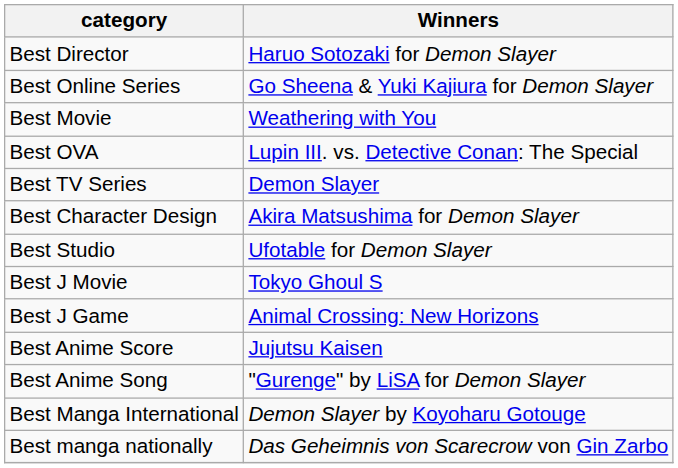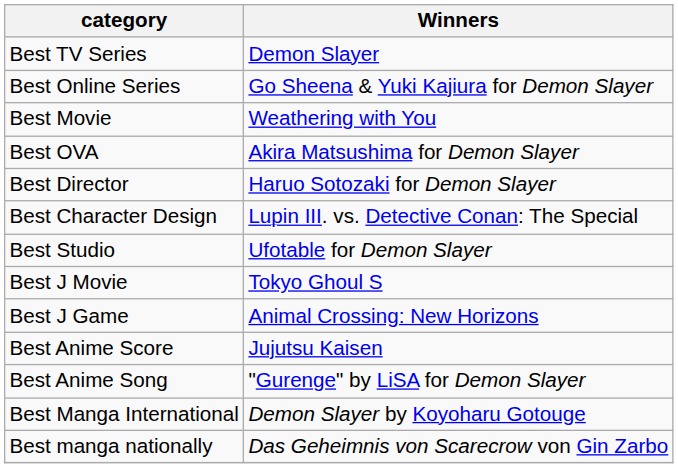rows swapped: (78, 184) <-> (69, 53)
(443, 151) Lupin III. vs. Detective Conan: The Special -> (414, 151) Akira Matsushima for Demon Slayer
(414, 217) Akira Matsushima for Demon Slayer -> (443, 217) Lupin III. vs. Detective Conan: The Special
